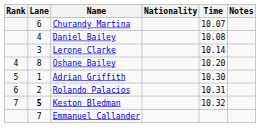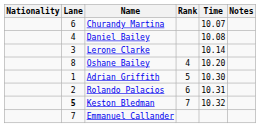columns swapped: (16, 11) <-> (171, 11)
